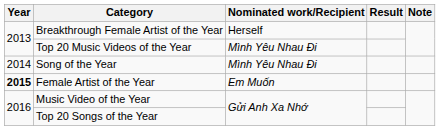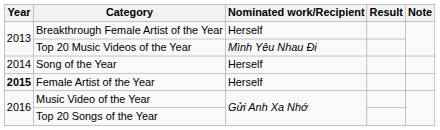(272, 64) Mình Yêu Nhau Đi -> (245, 64) Herself
(251, 82) Em Muốn -> (245, 82) Herself
